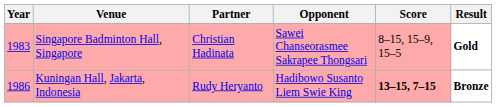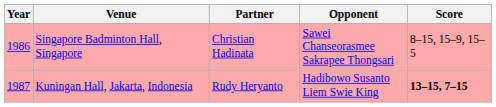- column: (471, 14)
(19, 46) 1983 -> (19, 46) 1986
(19, 86) 1986 -> (19, 86) 1987
